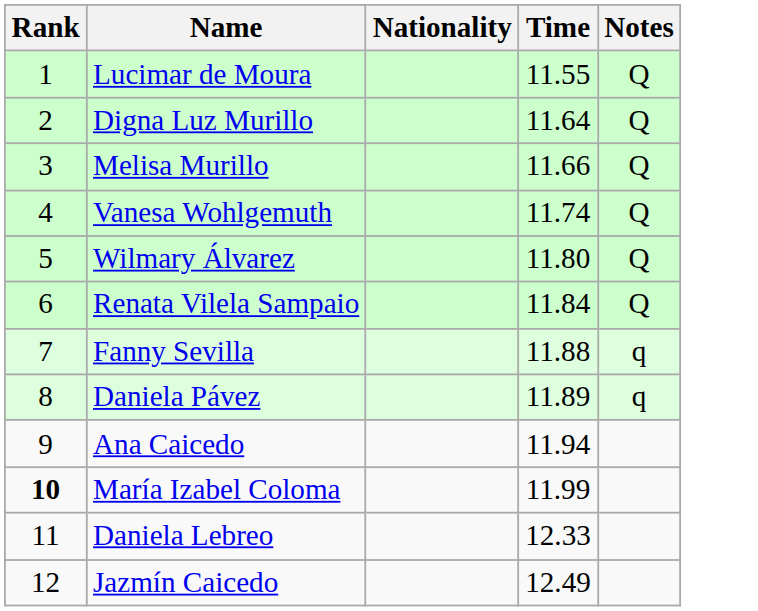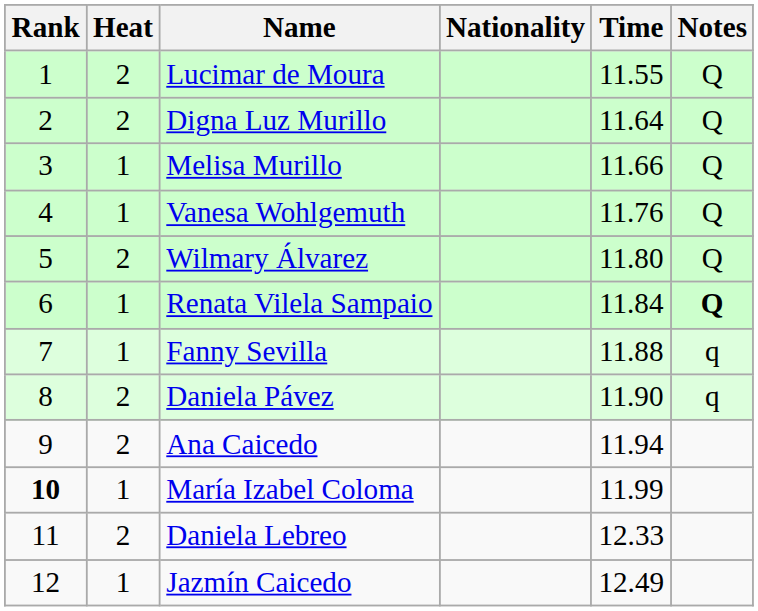+ column: (123, 27)
(558, 212) 11.74 -> (631, 212) 11.76
(639, 304) normal -> (712, 304) bold
(558, 397) 11.89 -> (631, 397) 11.90
